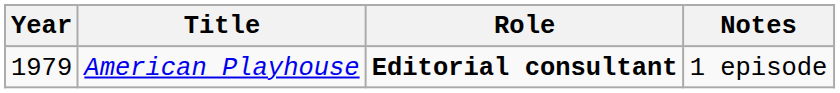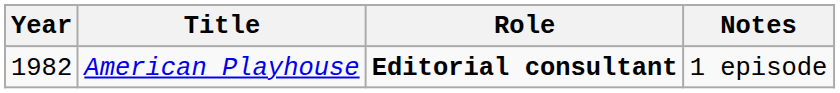(42, 67) 1979 -> (42, 67) 1982
